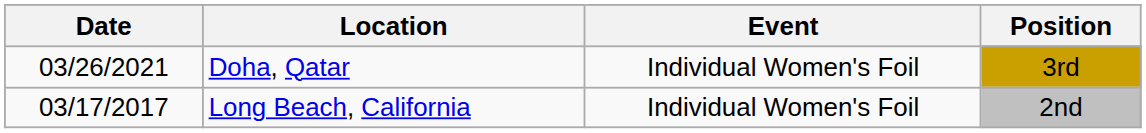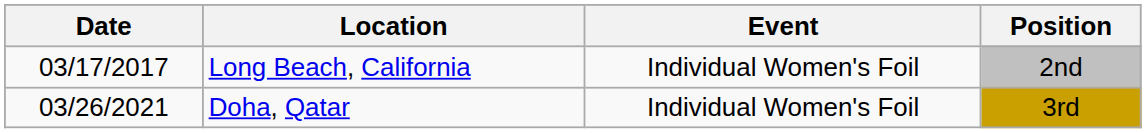rows swapped: (340, 108) <-> (279, 67)
